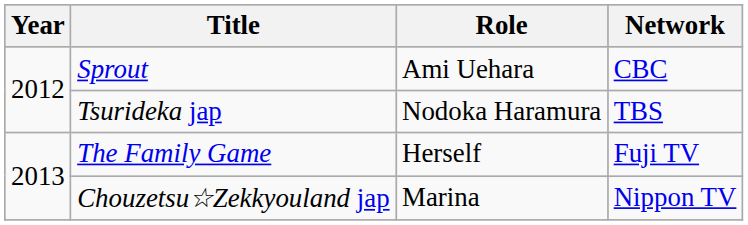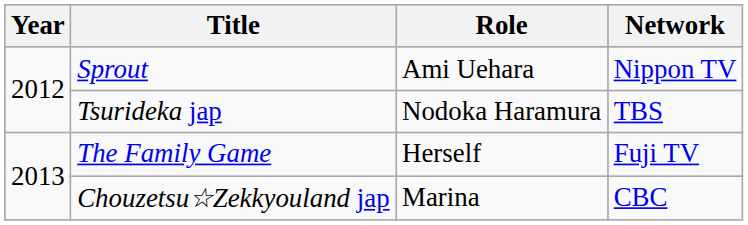(641, 68) CBC -> (675, 68) Nippon TV
(675, 197) Nippon TV -> (641, 197) CBC
